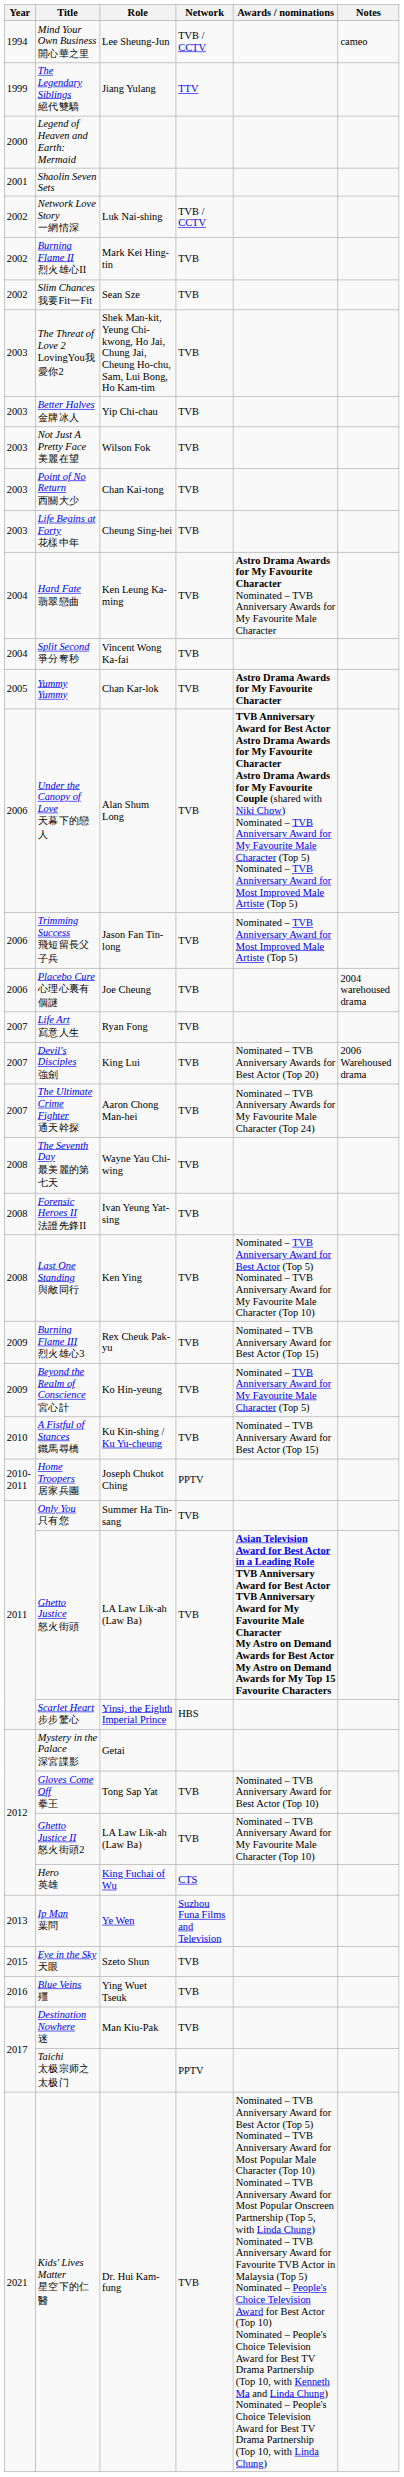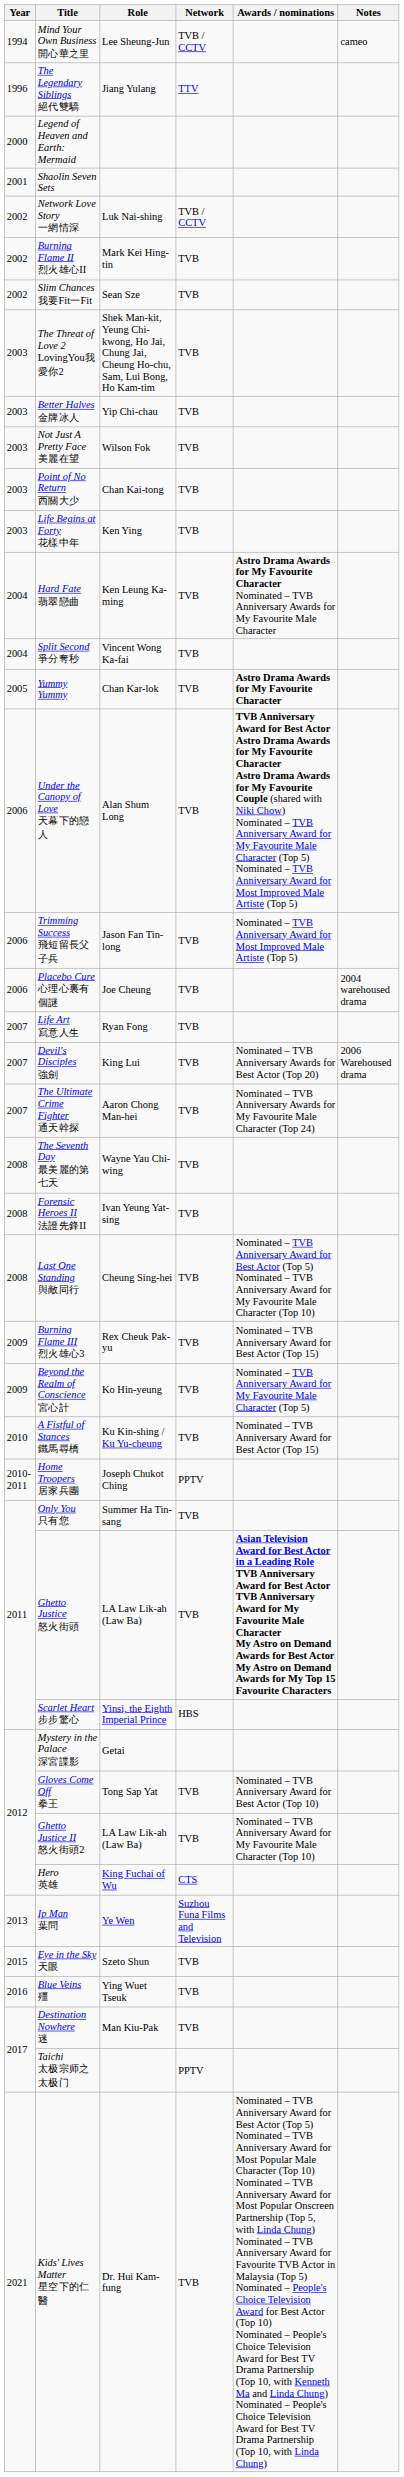(17, 89) 1999 -> (17, 89) 1996
(137, 531) Cheung Sing-hei -> (122, 531) Ken Ying
(122, 1278) Ken Ying -> (137, 1278) Cheung Sing-hei
